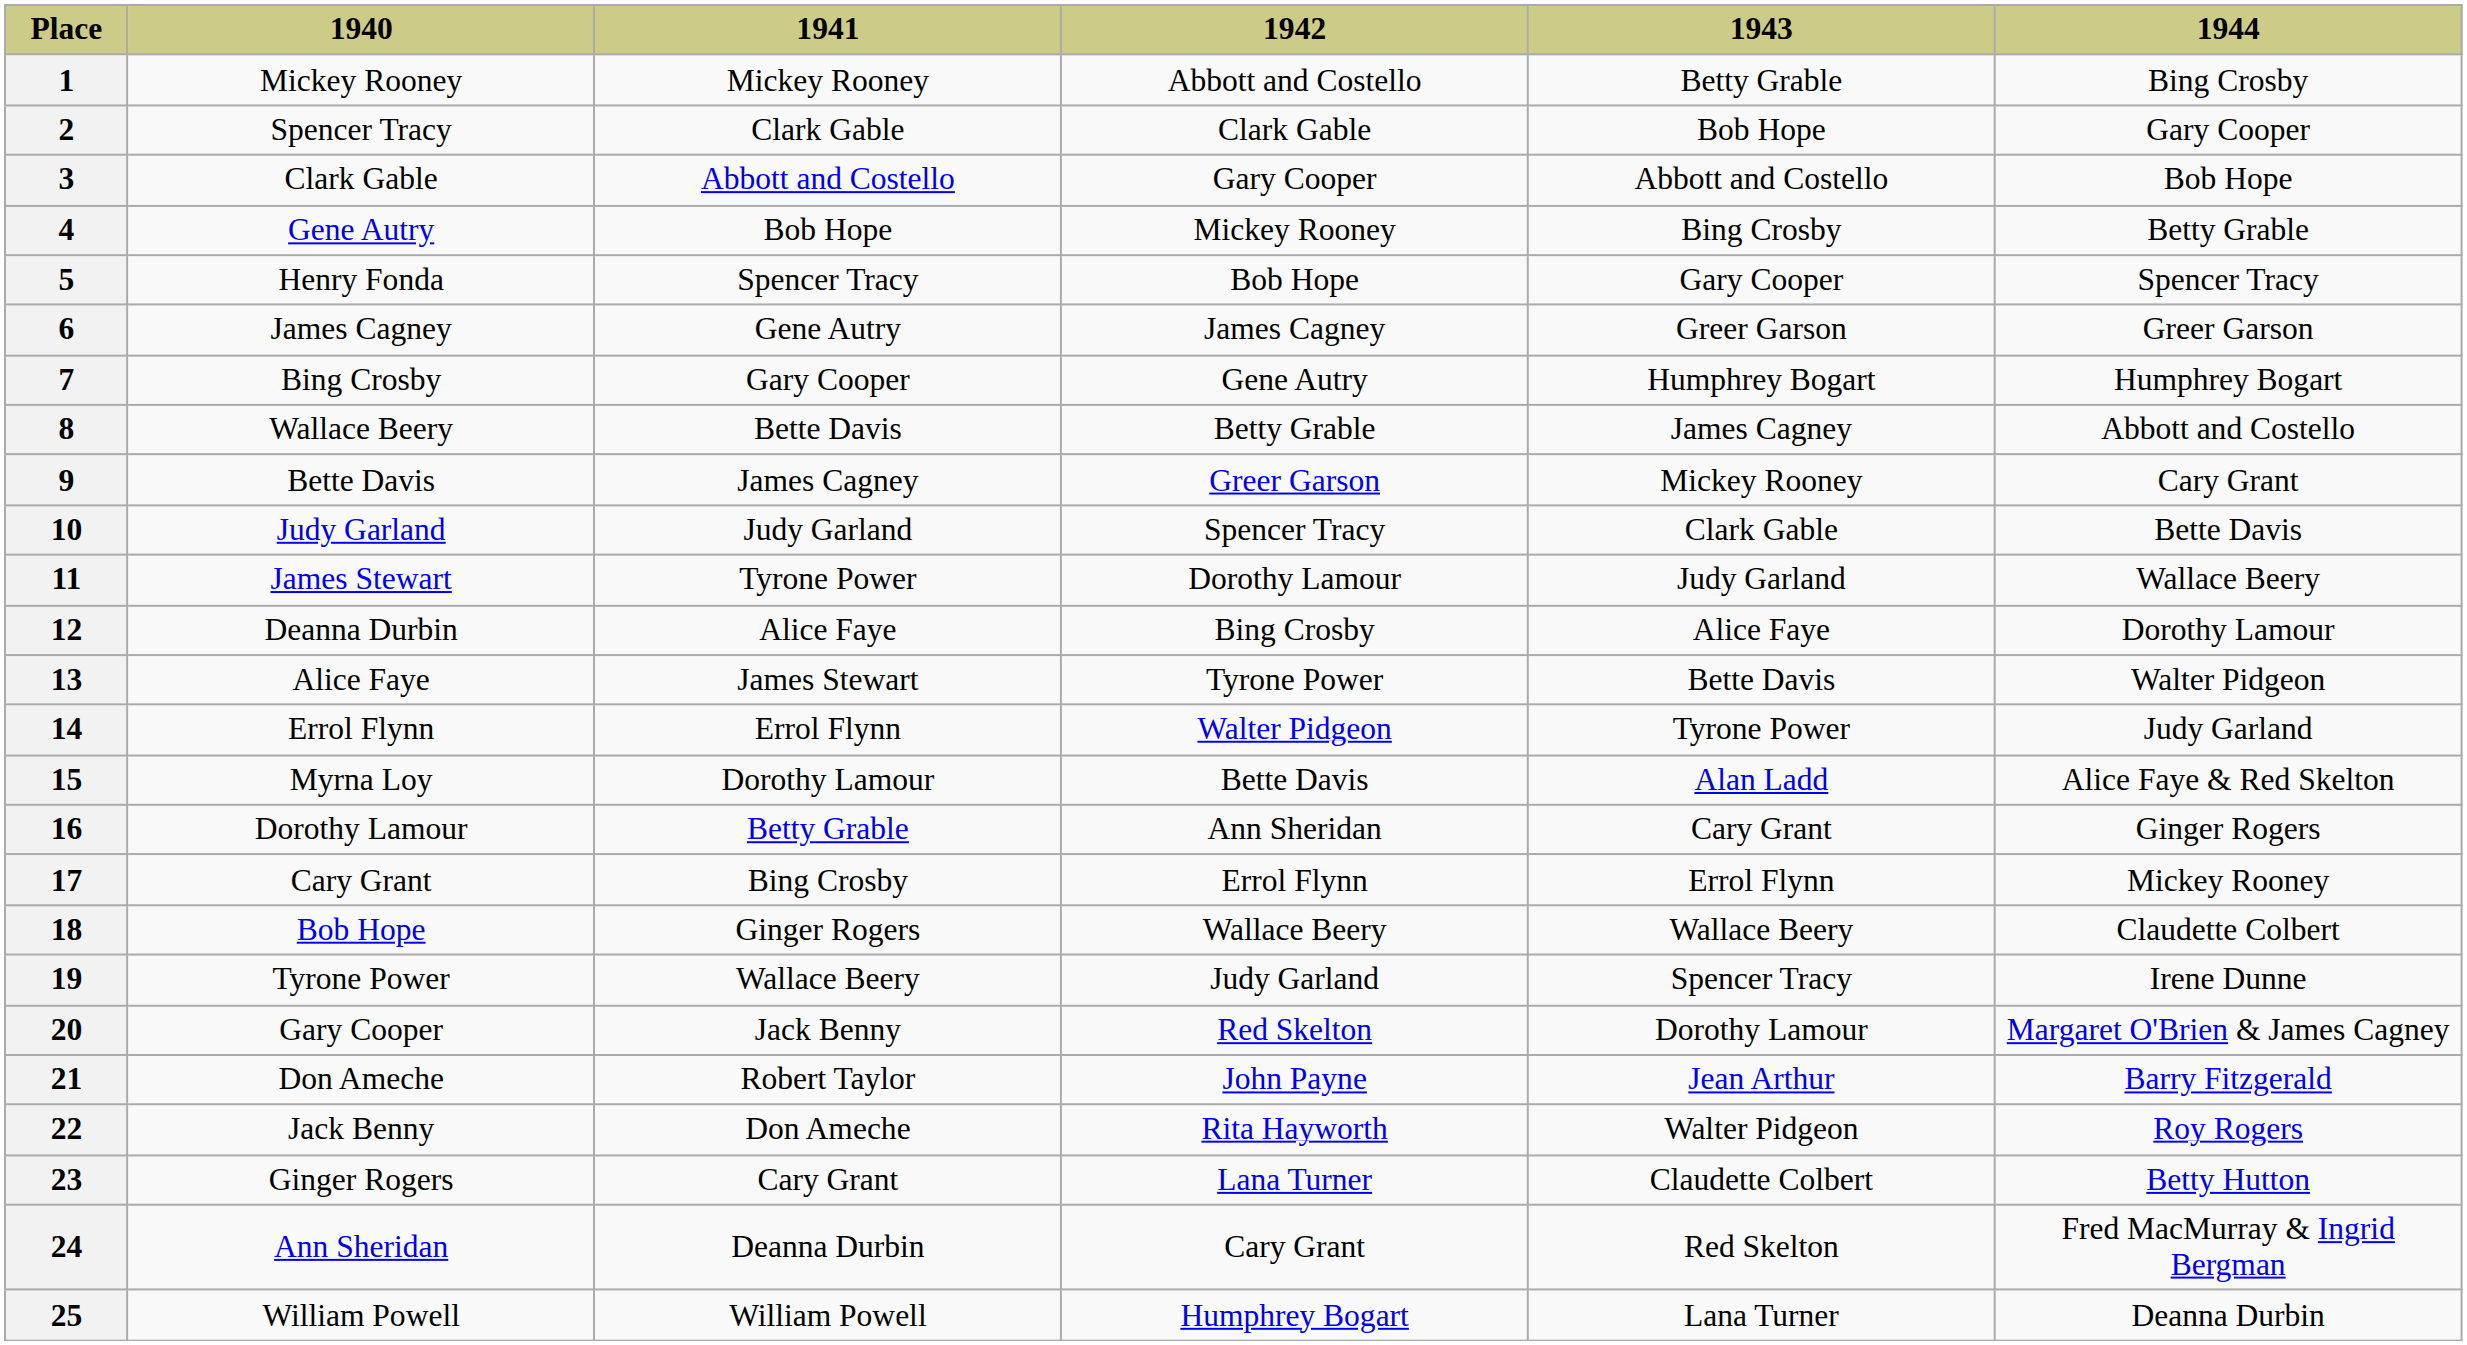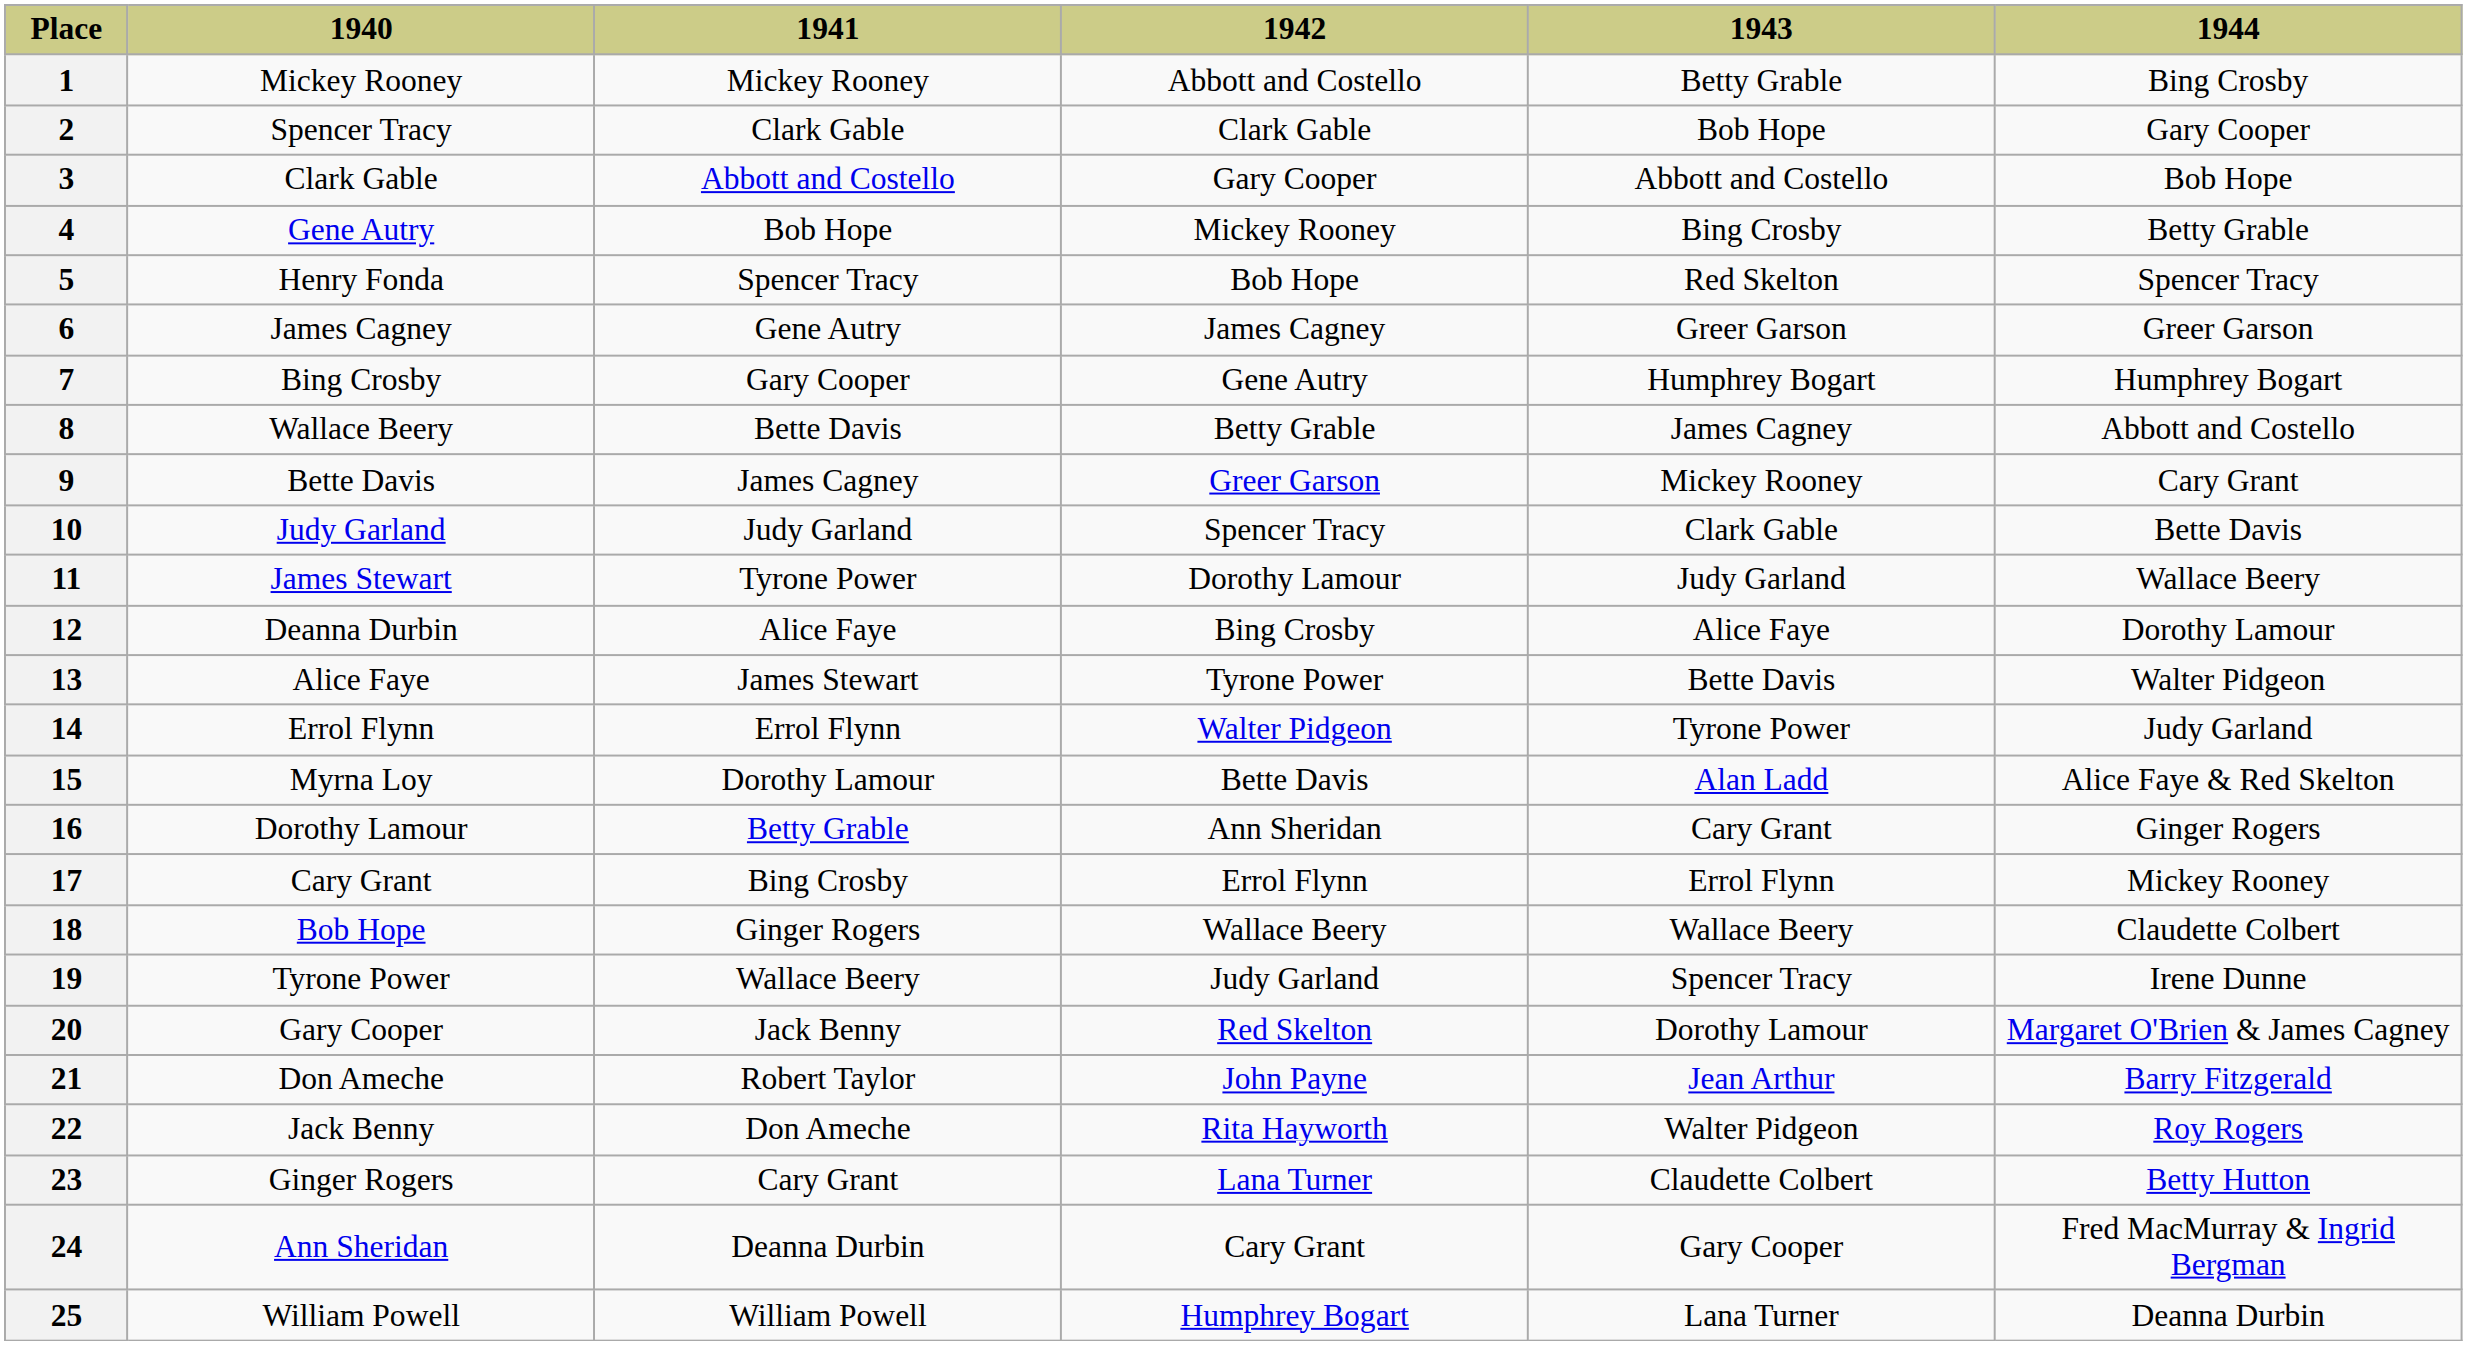(1761, 279) Gary Cooper -> (1761, 279) Red Skelton
(1761, 1246) Red Skelton -> (1761, 1246) Gary Cooper
